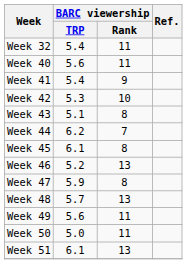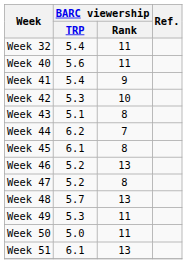(75, 182) 5.9 -> (75, 182) 5.2
(75, 216) 5.6 -> (75, 216) 5.3
